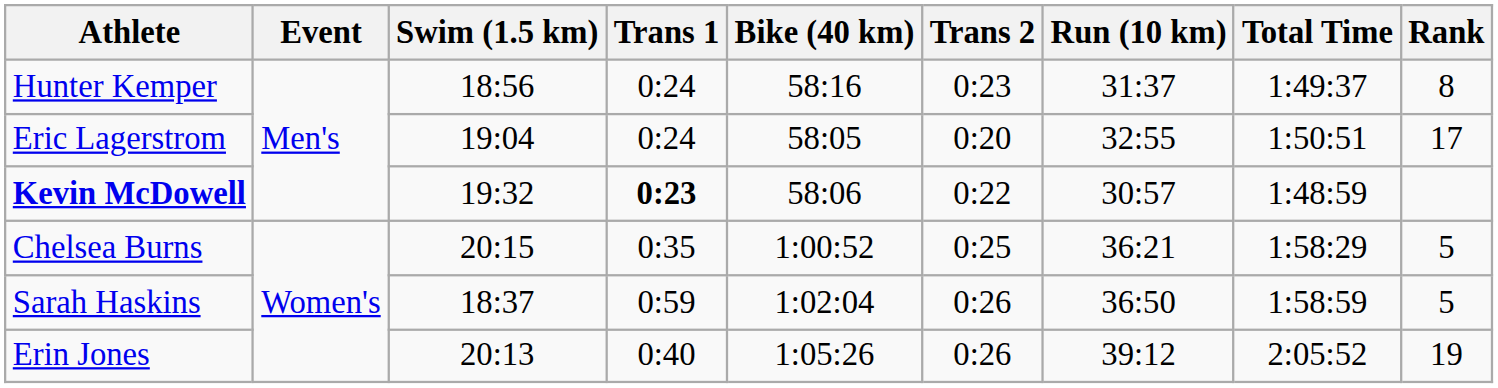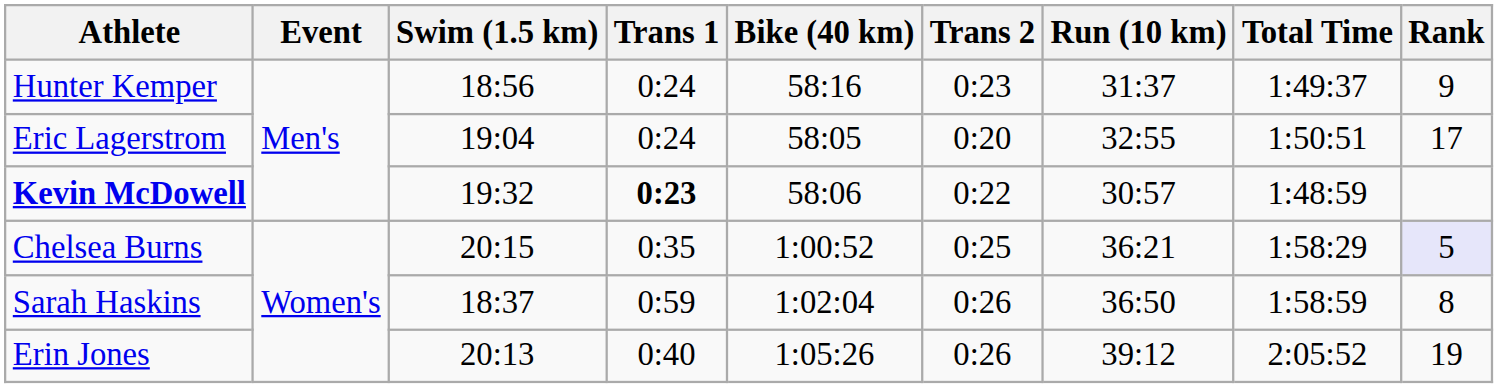(1446, 85) 8 -> (1446, 85) 9
(1446, 247) no background -> (1446, 247) lavender background
(1446, 301) 5 -> (1446, 301) 8
